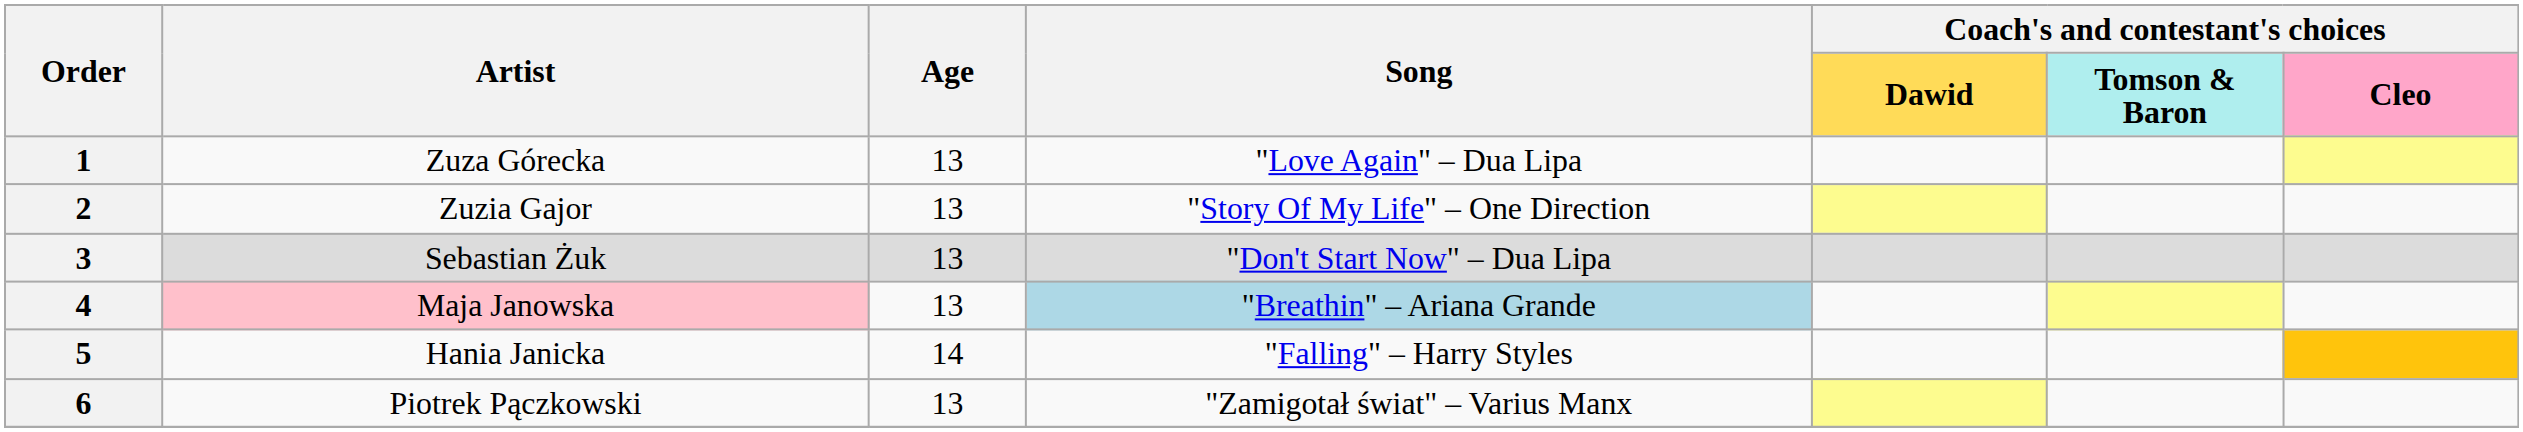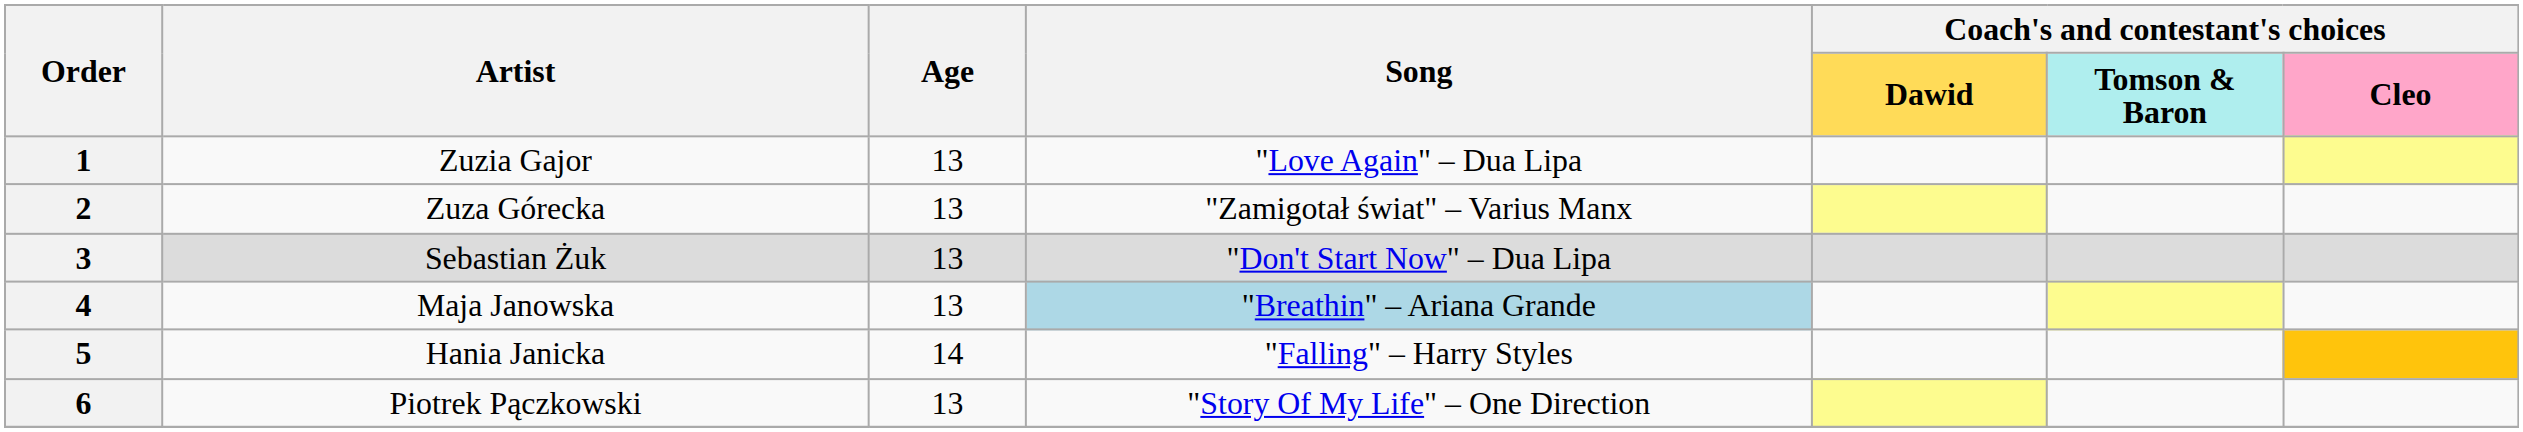(516, 160) Zuza Górecka -> (516, 160) Zuzia Gajor
(516, 209) Zuzia Gajor -> (516, 209) Zuza Górecka
(1419, 209) "Story Of My Life" – One Direction -> (1419, 209) "Zamigotał świat" – Varius Manx
(516, 306) pink background -> (516, 306) no background
(1419, 403) "Zamigotał świat" – Varius Manx -> (1419, 403) "Story Of My Life" – One Direction
